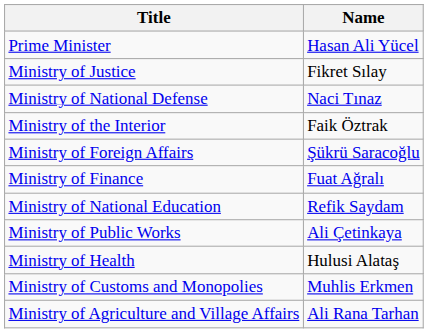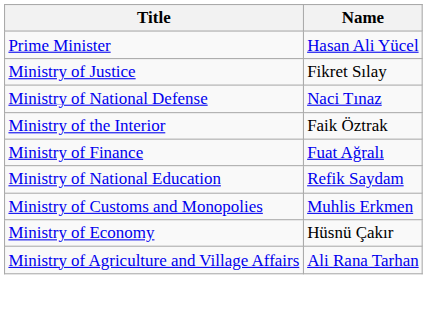- row: (101, 152)
- row: (95, 233)
- row: (72, 260)
+ row: (81, 233)
